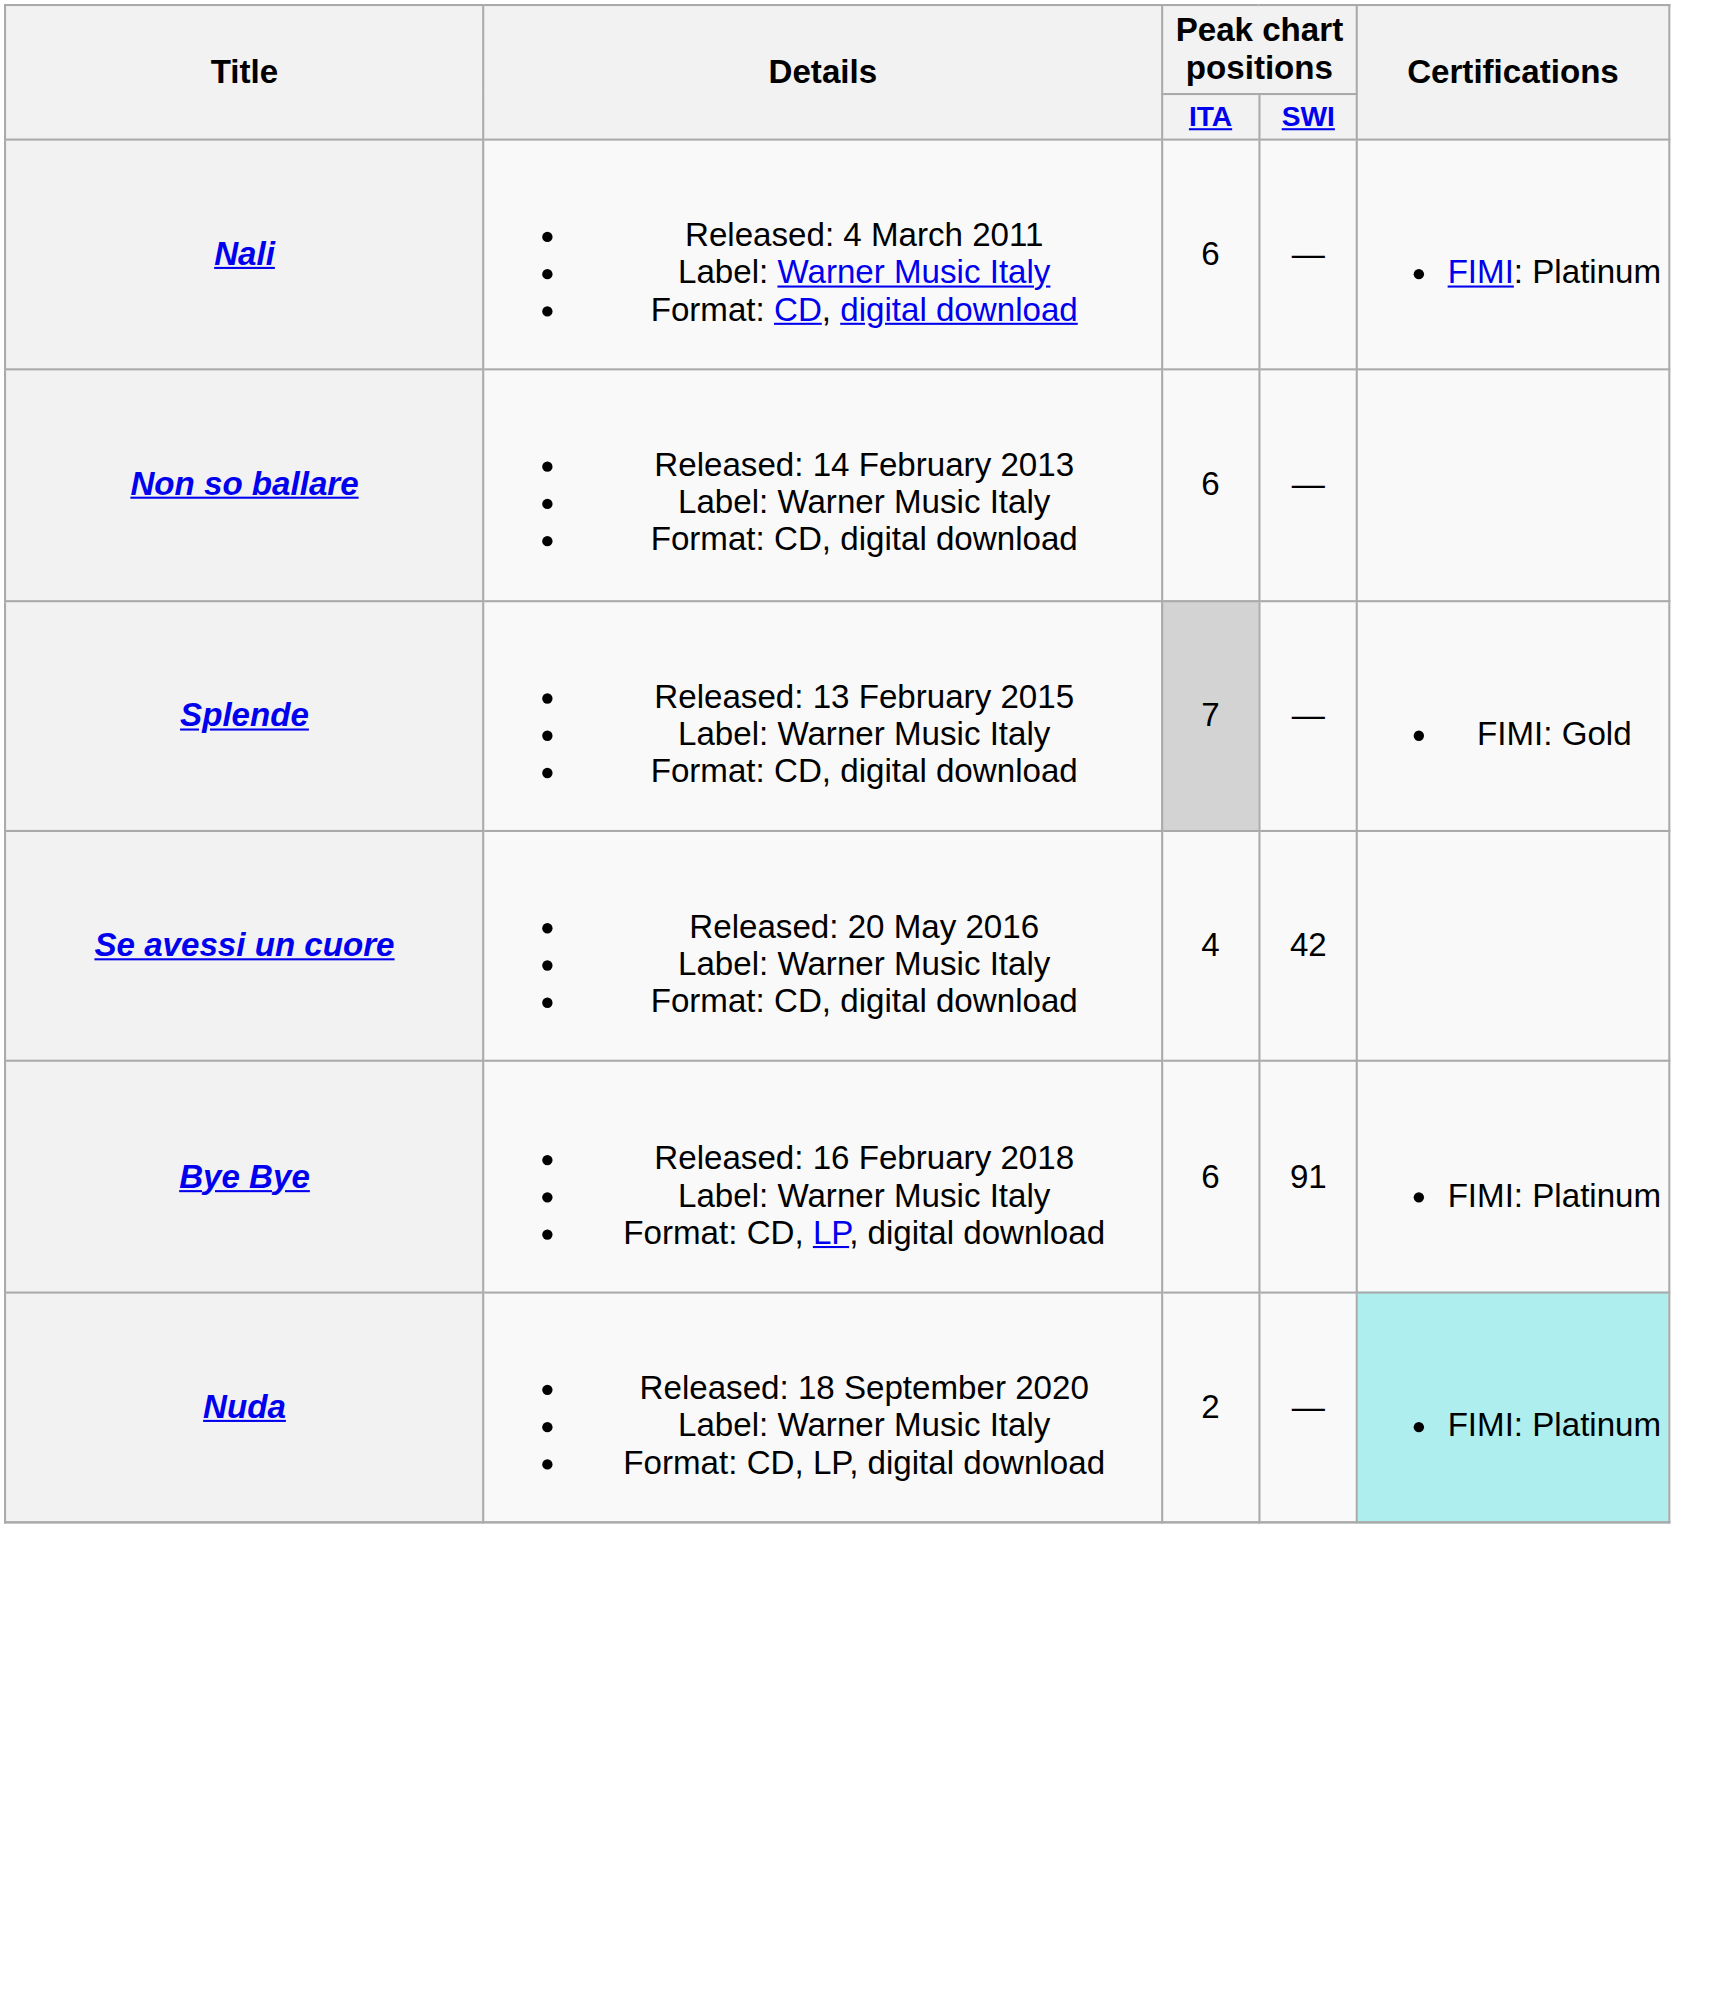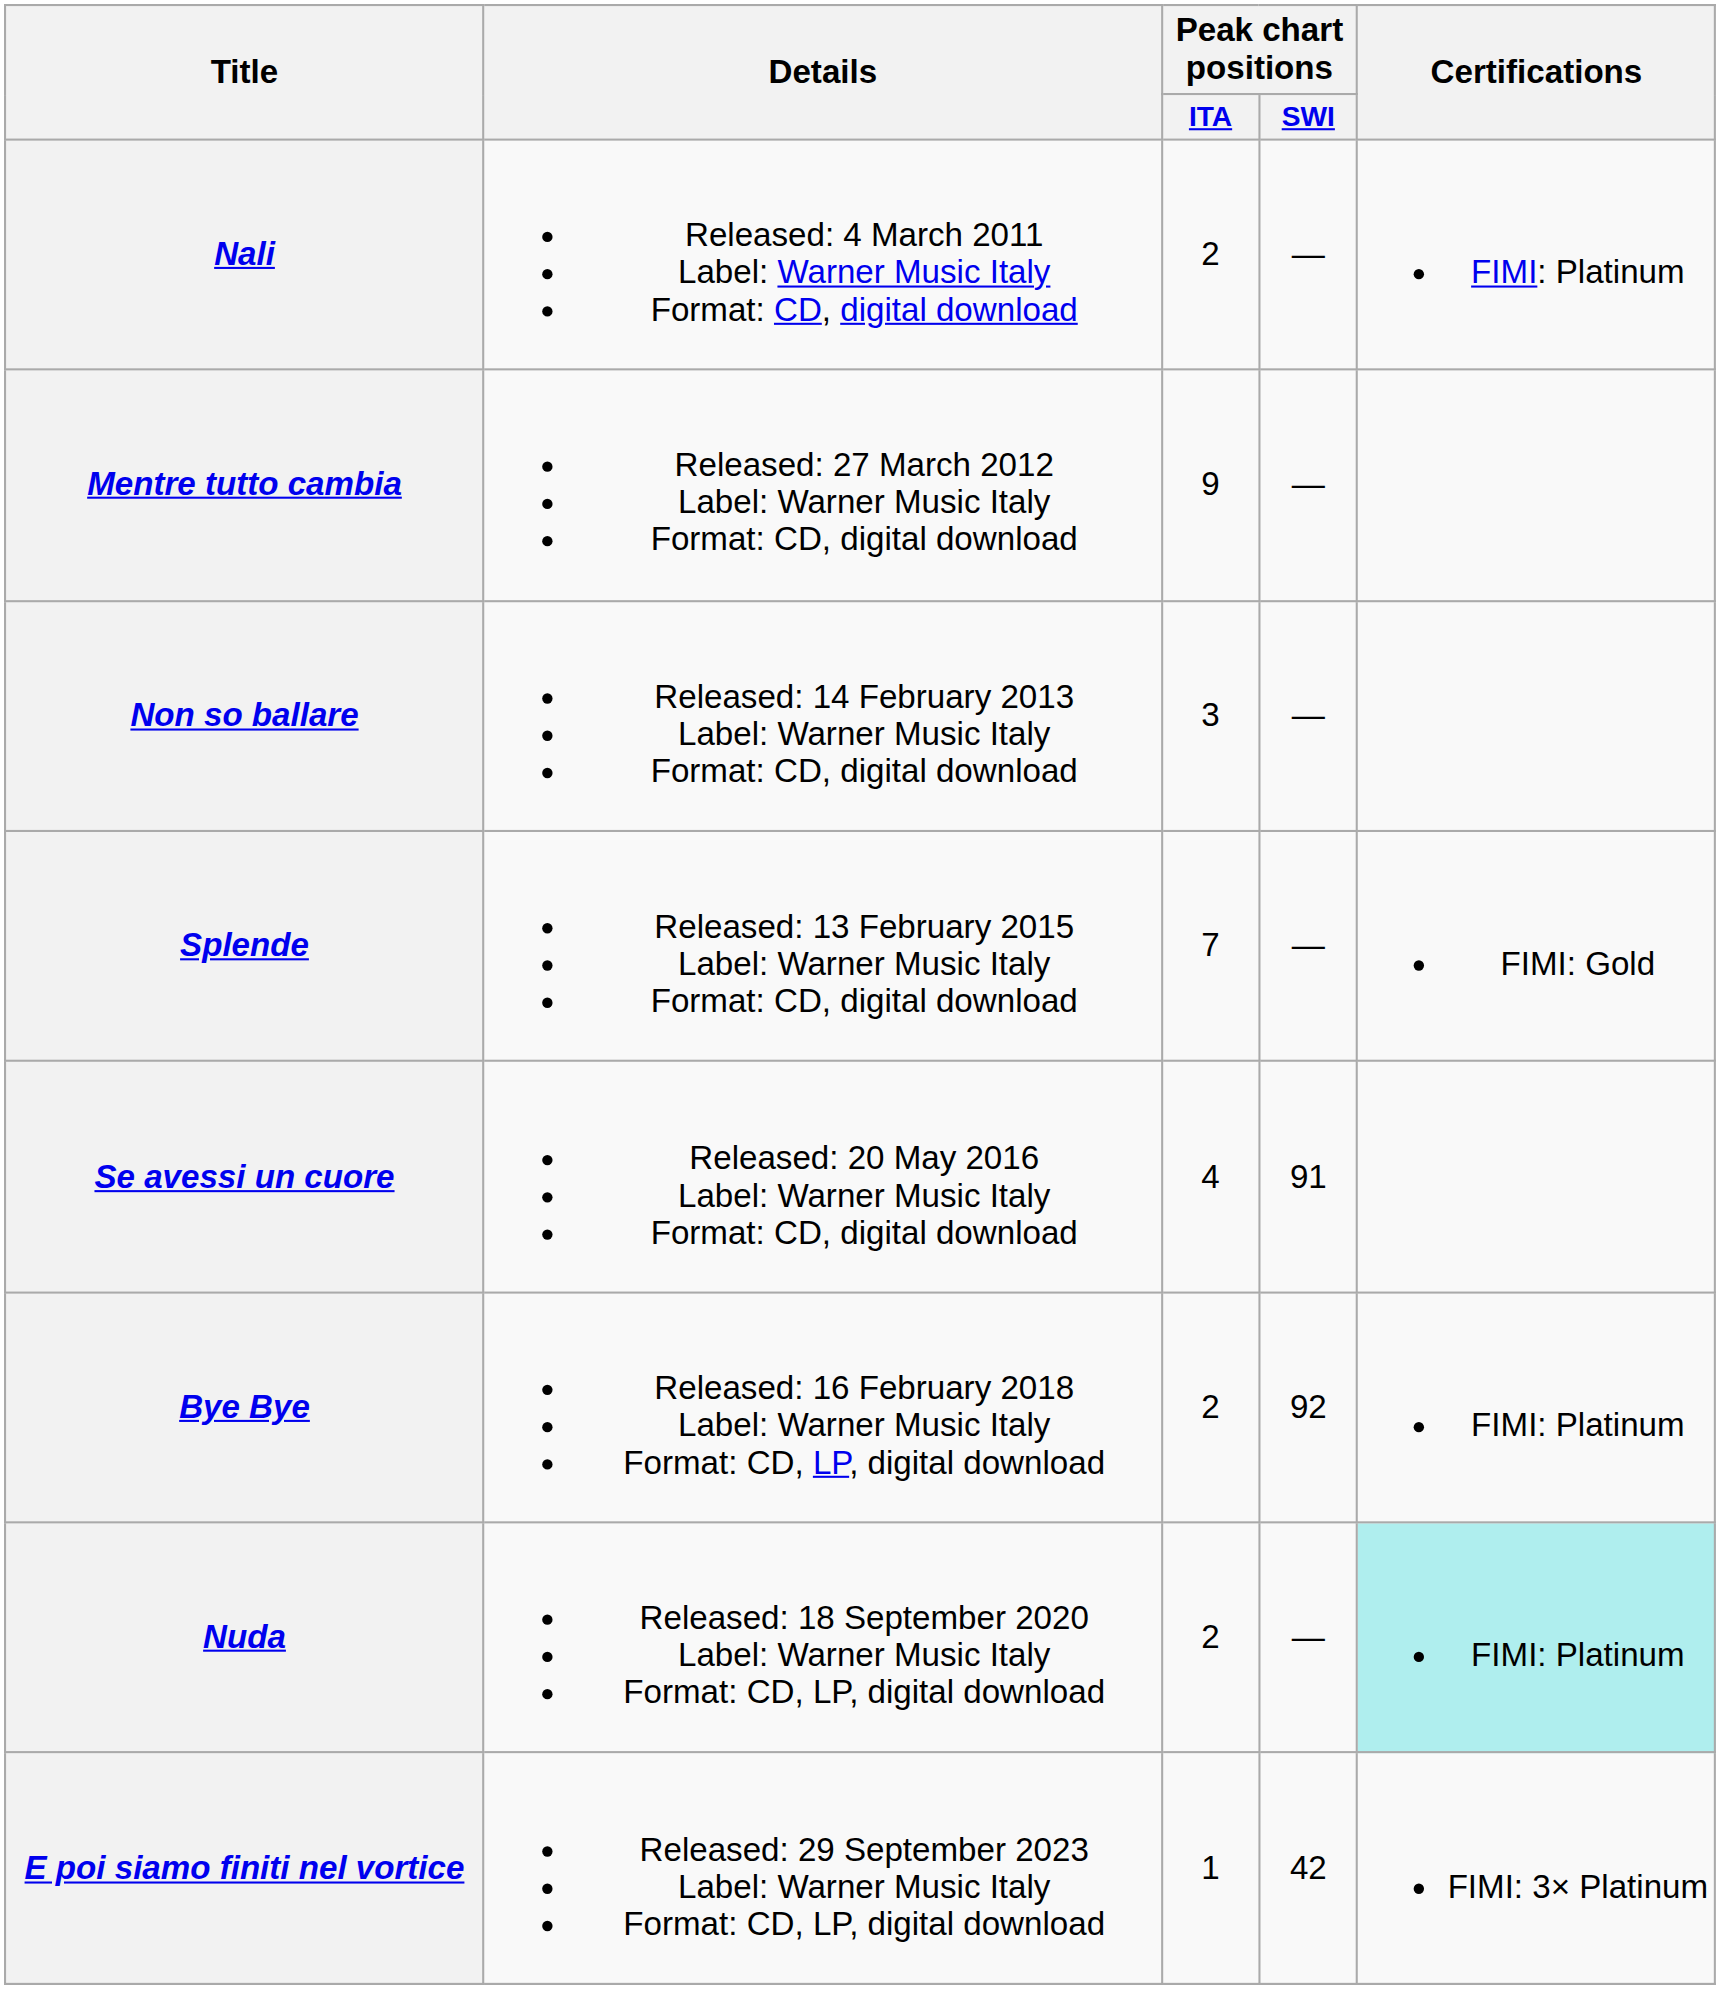(1211, 253) 6 -> (1211, 253) 2
+ row: (244, 484)
(1211, 484) 6 -> (1211, 715) 3
(1211, 715) lightgrey background -> (1211, 945) no background
(1308, 945) 42 -> (1308, 1176) 91
(1211, 1176) 6 -> (1211, 1406) 2
(1308, 1176) 91 -> (1308, 1406) 92
+ row: (244, 1867)
